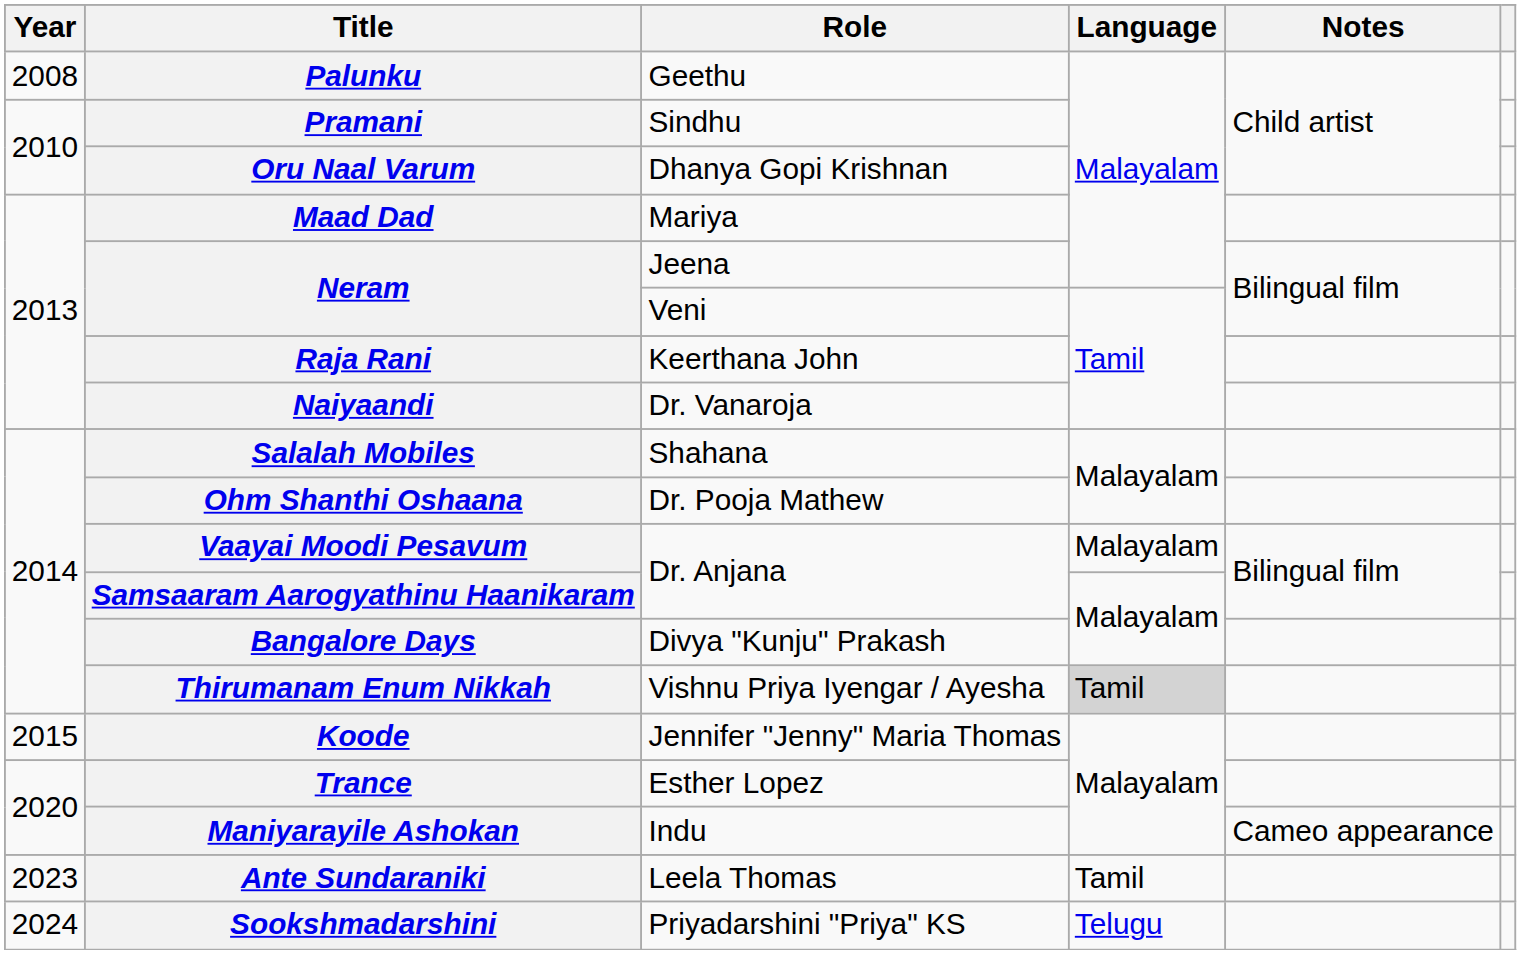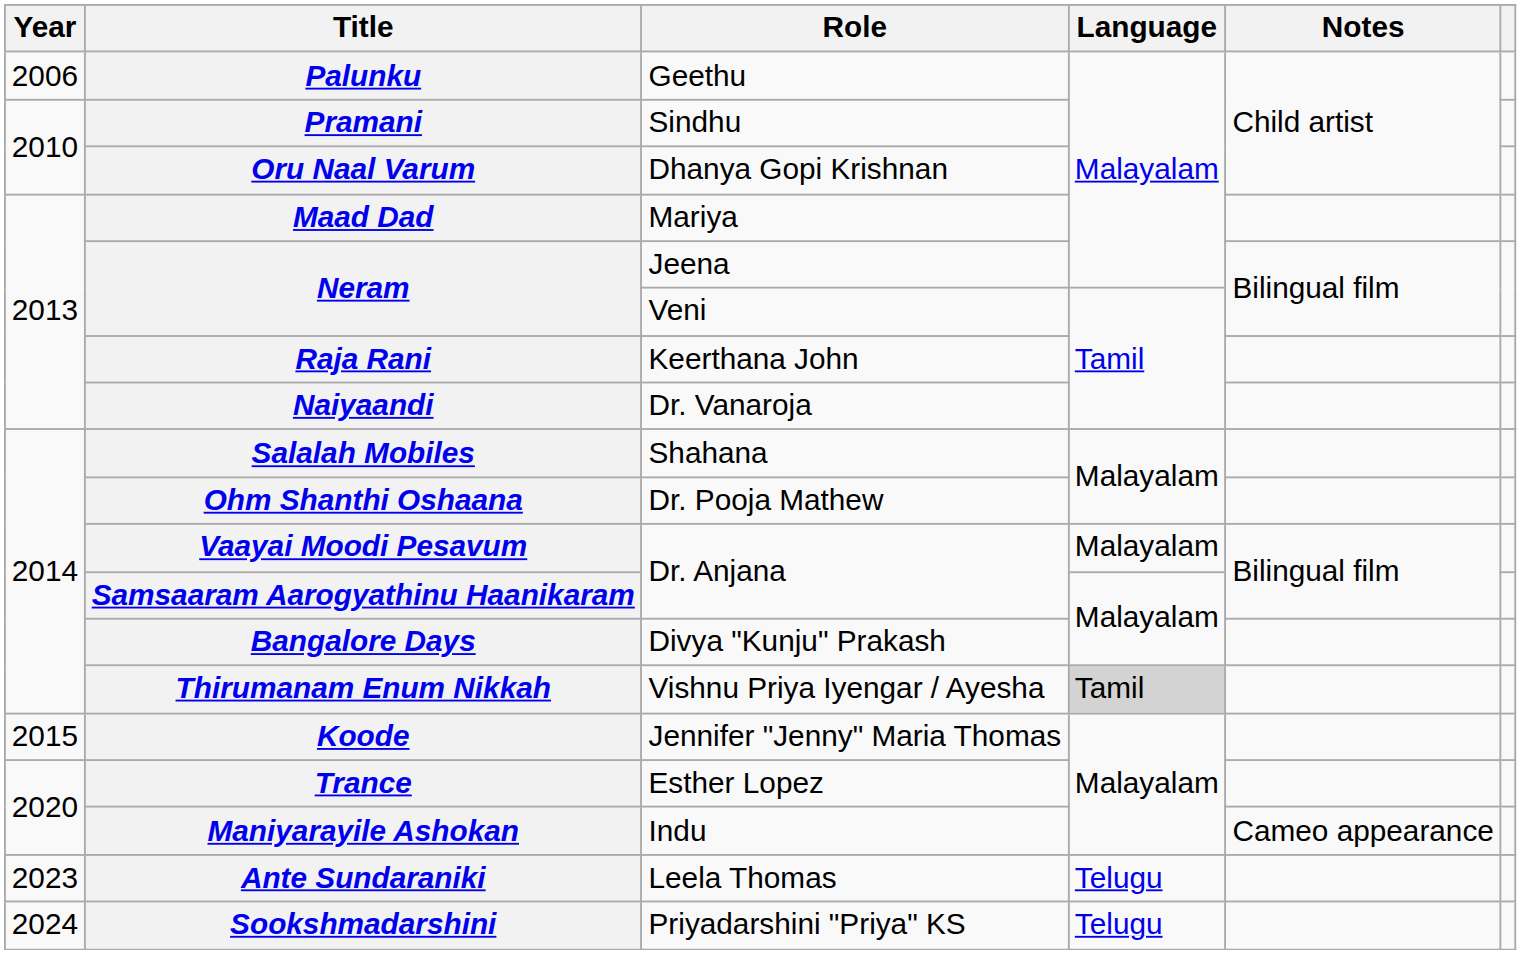(45, 75) 2008 -> (45, 75) 2006
(1110, 877) Tamil -> (1119, 877) Telugu
